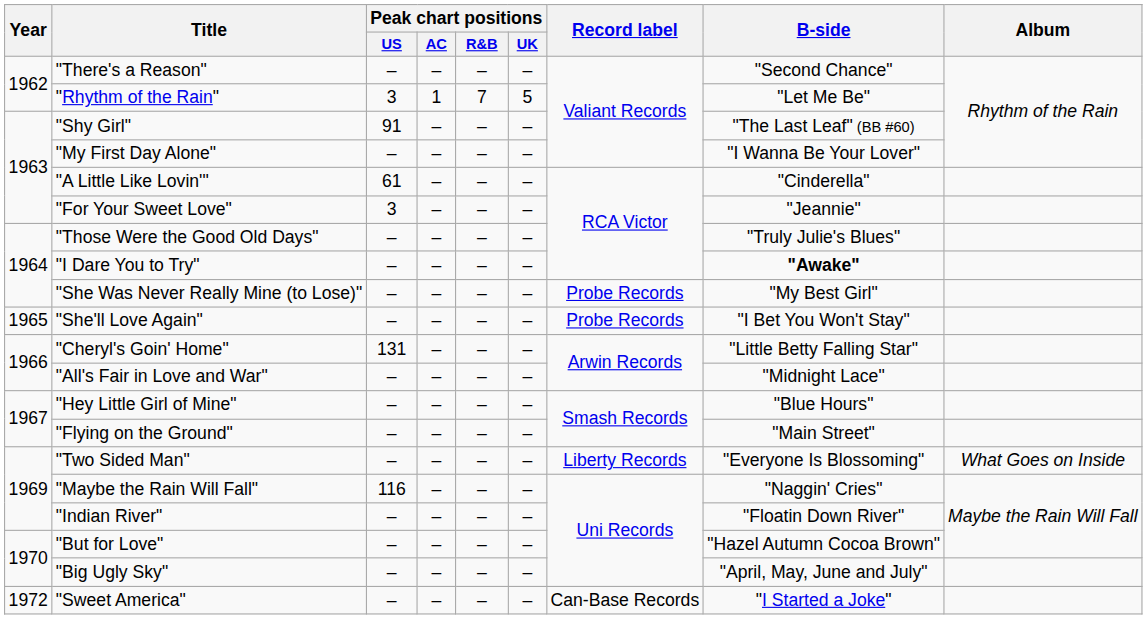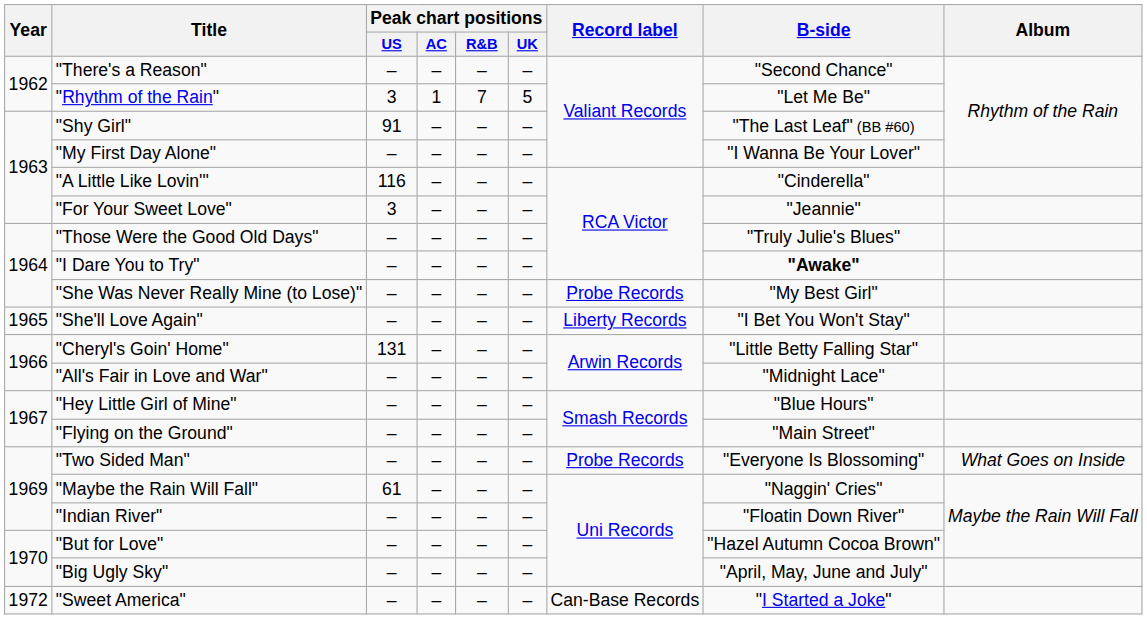(392, 181) 61 -> (392, 181) 116
(625, 321) Probe Records -> (625, 321) Liberty Records
(625, 460) Liberty Records -> (625, 460) Probe Records
(392, 488) 116 -> (392, 488) 61
